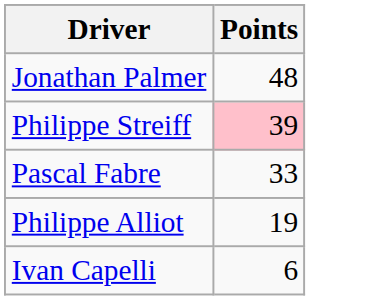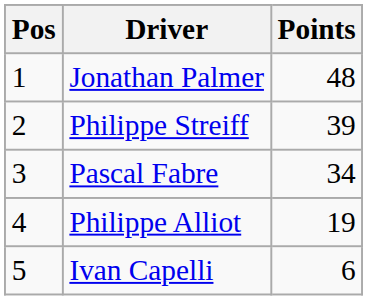+ column: (34, 28)
(284, 125) pink background -> (341, 125) no background
(284, 173) 33 -> (341, 173) 34
